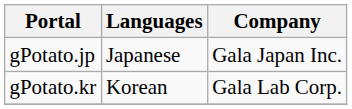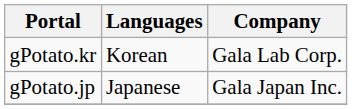rows swapped: (52, 54) <-> (53, 87)
